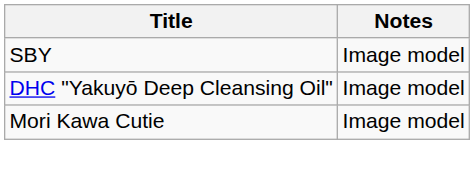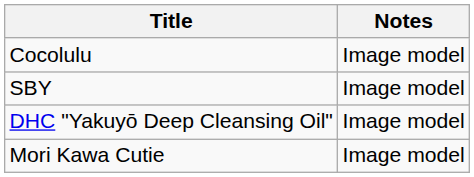+ row: (51, 54)
